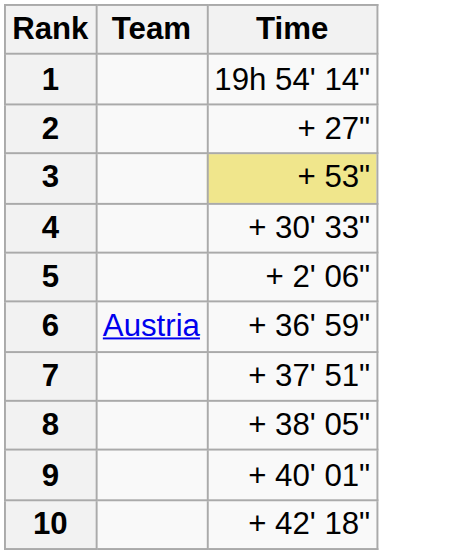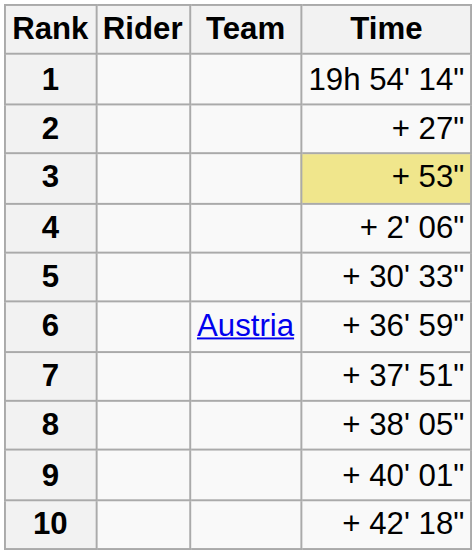+ column: (143, 29)
(309, 227) + 30' 33" -> (412, 227) + 2' 06"
(318, 276) + 2' 06" -> (403, 276) + 30' 33"
